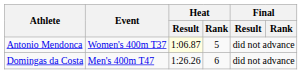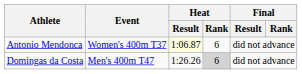(217, 45) 5 -> (217, 45) 6
(217, 61) no background -> (217, 61) lightgrey background
